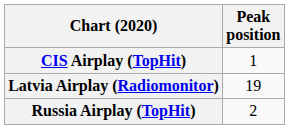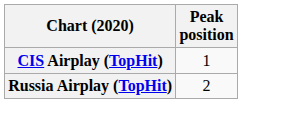- row: (114, 85)
